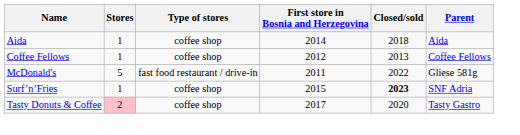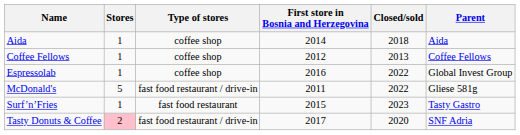+ row: (31, 72)
(198, 89) coffee shop -> (198, 105) fast food restaurant
(398, 89) bold -> (398, 105) normal
(450, 89) SNF Adria -> (454, 105) Tasty Gastro
(198, 105) coffee shop -> (198, 121) fast food restaurant / drive-in
(454, 105) Tasty Gastro -> (450, 121) SNF Adria
